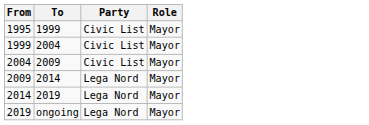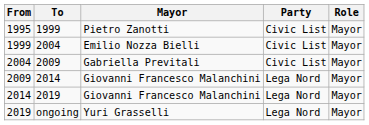+ column: (172, 13)
